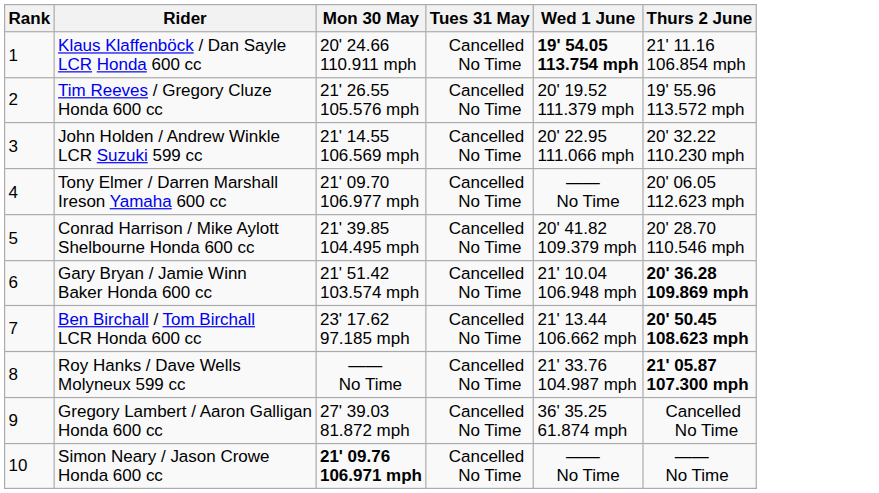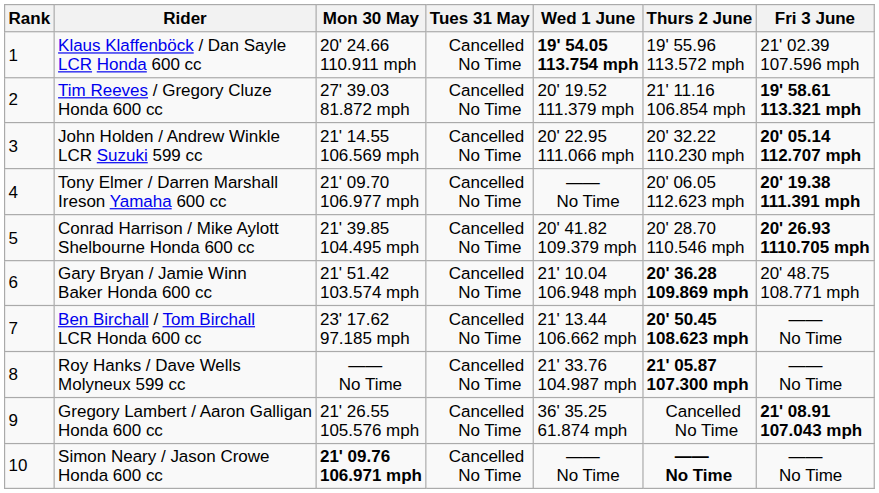+ column: (815, 18)
(696, 55) 21' 11.16 106.854 mph -> (696, 55) 19' 55.96 113.572 mph
(370, 100) 21' 26.55 105.576 mph -> (365, 100) 27' 39.03 81.872 mph
(696, 100) 19' 55.96 113.572 mph -> (696, 100) 21' 11.16 106.854 mph
(365, 420) 27' 39.03 81.872 mph -> (370, 420) 21' 26.55 105.576 mph
(688, 466) normal -> (689, 466) bold
